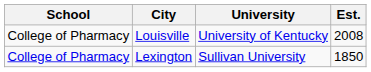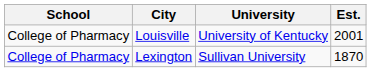(349, 35) 2008 -> (349, 35) 2001
(349, 56) 1850 -> (349, 56) 1870
